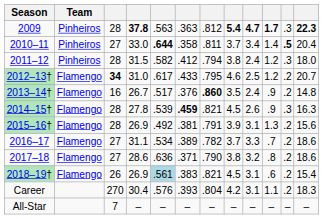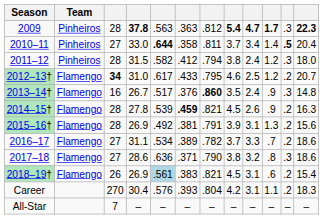(287, 93) .2 -> (287, 93) .3
(287, 109) .3 -> (287, 109) .2
(287, 158) .2 -> (287, 158) .3
